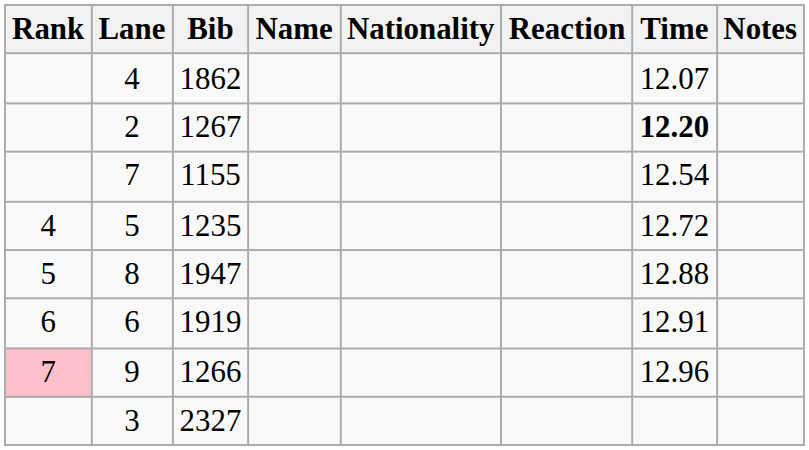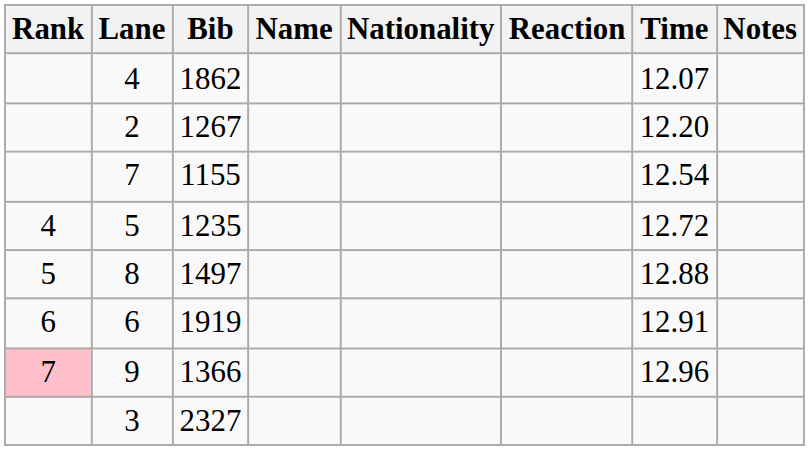(674, 126) bold -> (674, 126) normal
(210, 273) 1947 -> (210, 273) 1497
(210, 371) 1266 -> (210, 371) 1366
